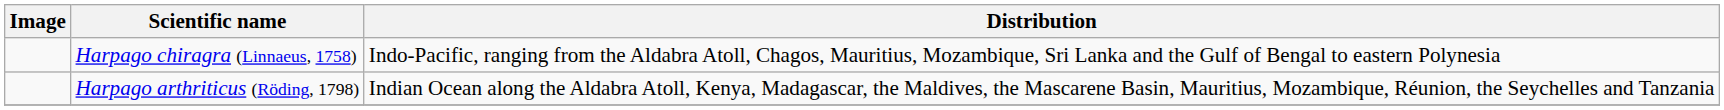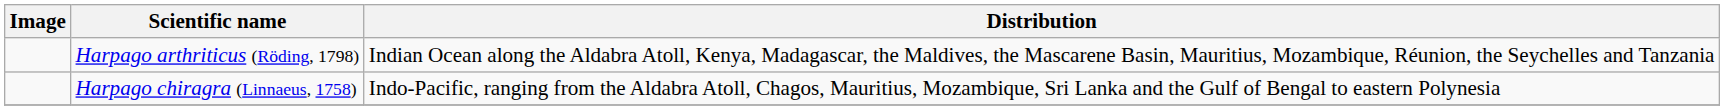rows swapped: (217, 88) <-> (216, 54)
